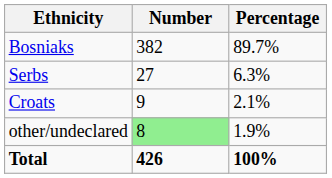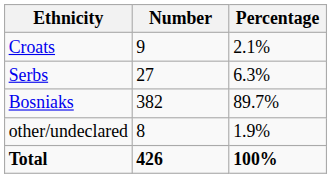rows swapped: (41, 46) <-> (32, 103)
(141, 131) lightgreen background -> (141, 131) no background
